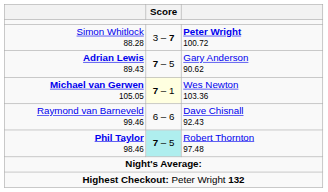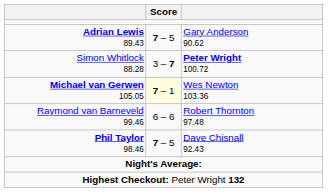rows swapped: (110, 37) <-> (113, 64)
(213, 117) Dave Chisnall 92.43 -> (219, 117) Robert Thornton 97.48
(164, 143) paleturquoise background -> (164, 143) no background
(219, 143) Robert Thornton 97.48 -> (213, 143) Dave Chisnall 92.43
